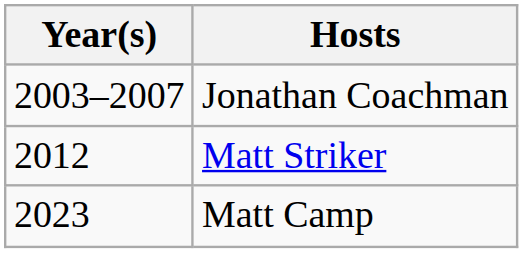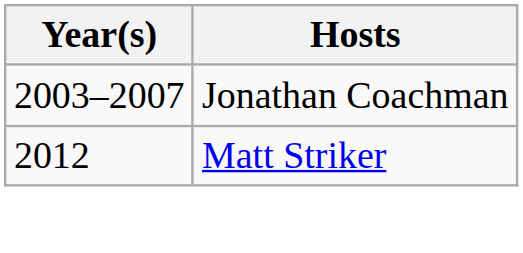- row: (288, 214)
